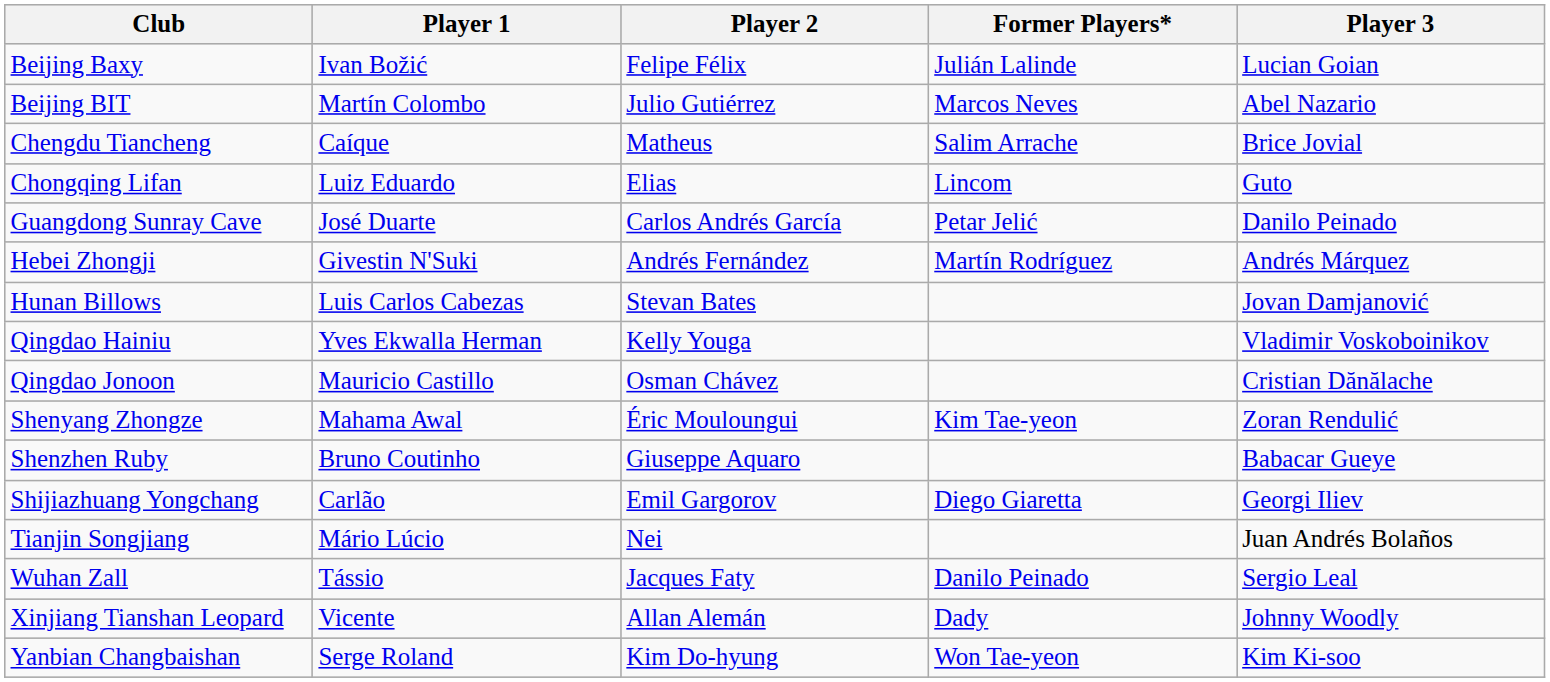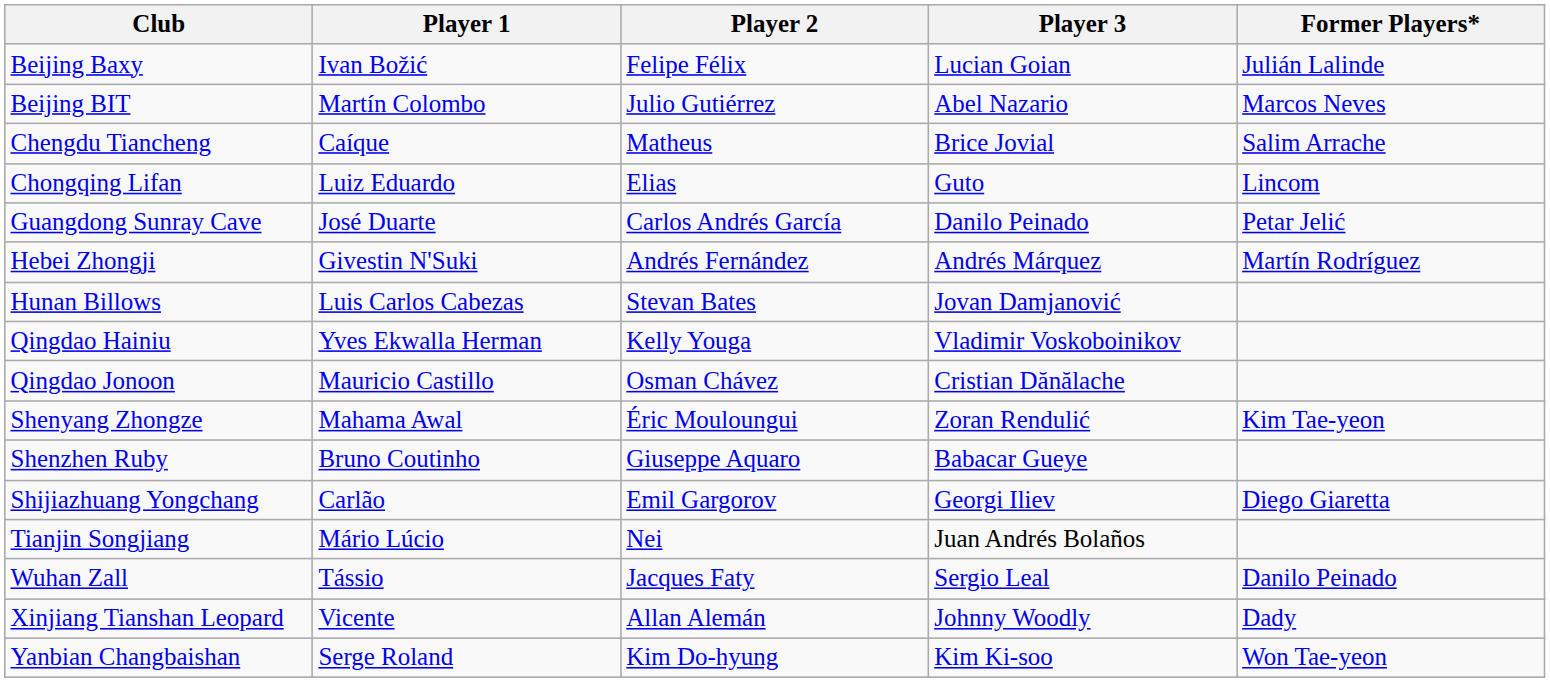columns swapped: (1390, 24) <-> (1082, 24)
